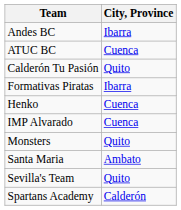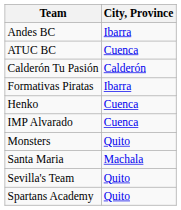(117, 68) Quito -> (125, 68) Calderón
(122, 159) Ambato -> (124, 159) Machala
(125, 196) Calderón -> (117, 196) Quito
